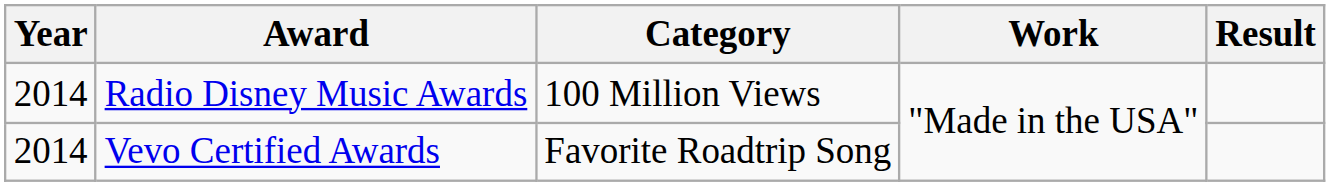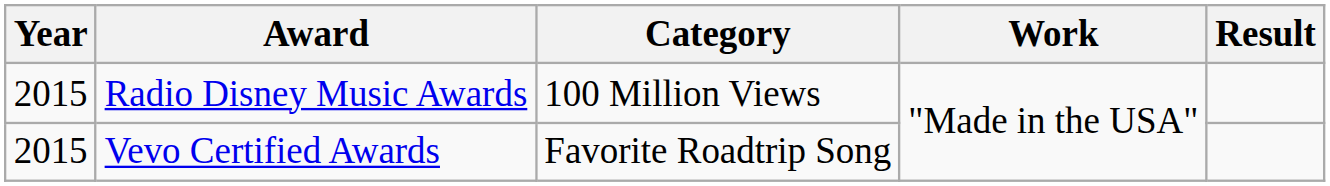(51, 92) 2014 -> (51, 92) 2015
(51, 151) 2014 -> (51, 151) 2015
